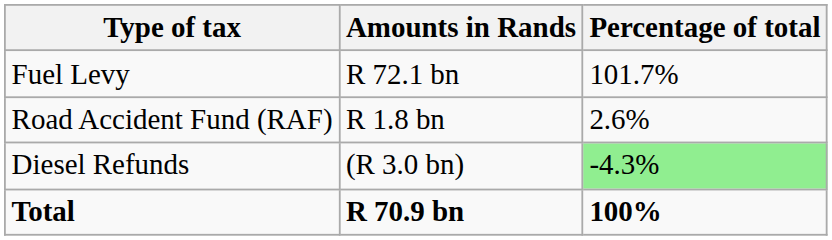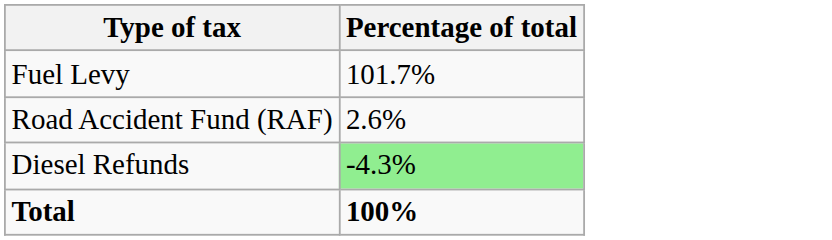- column: (461, 27)
